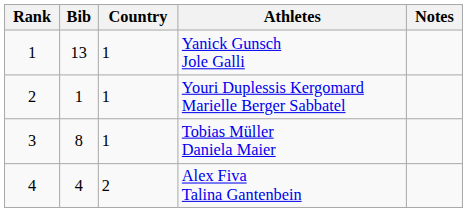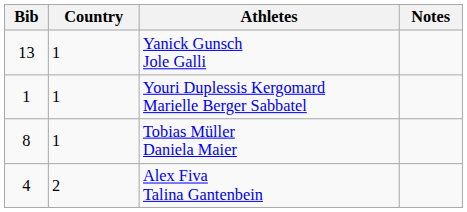- column: (32, 17)
